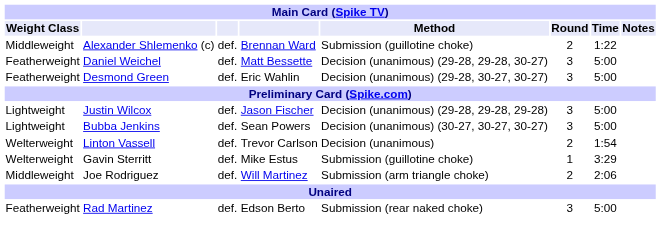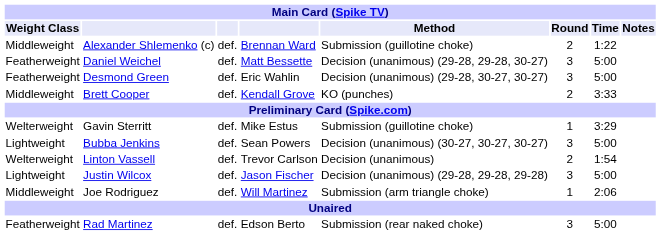+ row: (116, 94)
rows swapped: (117, 110) <-> (117, 159)
(570, 175) 2 -> (570, 192) 1
